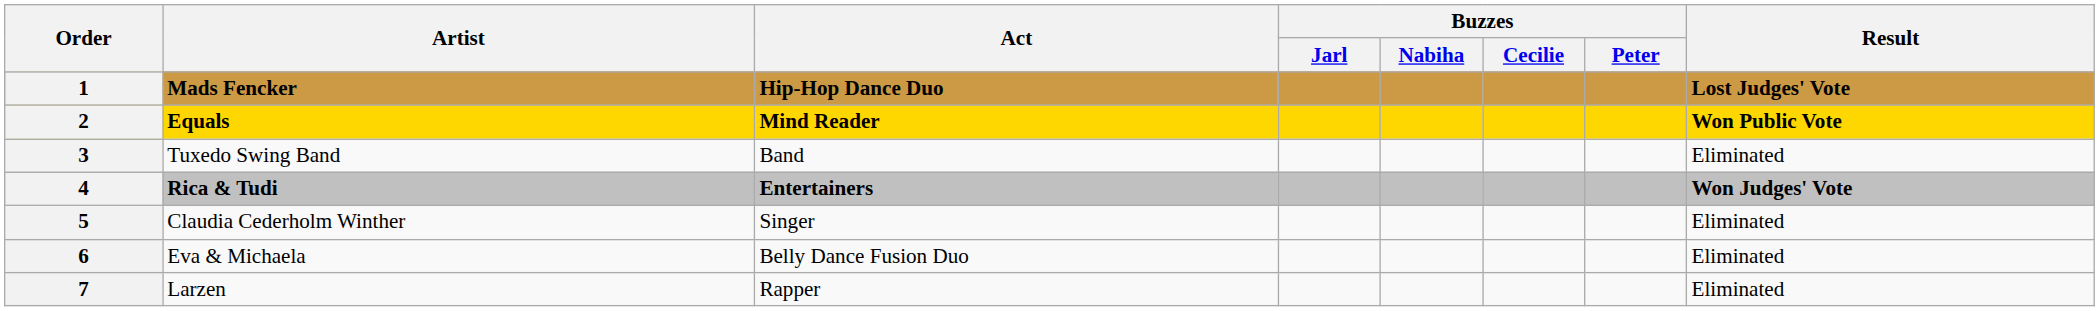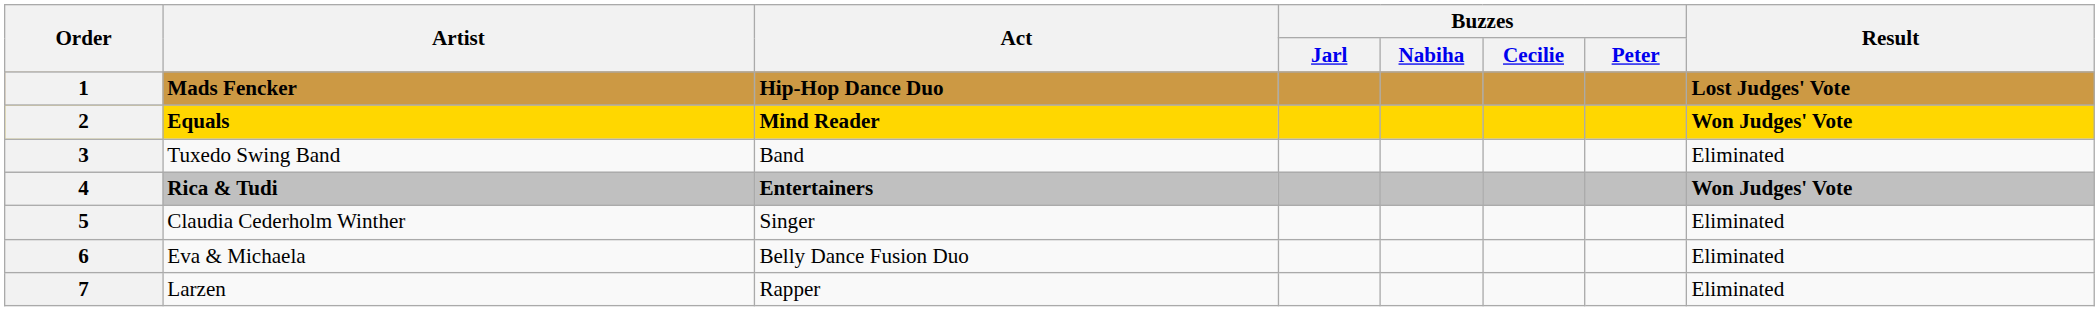(1767, 121) Won Public Vote -> (1772, 121) Won Judges' Vote
